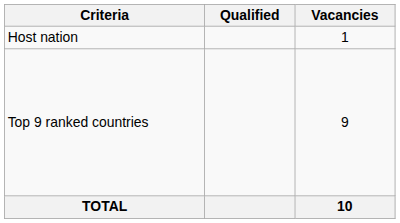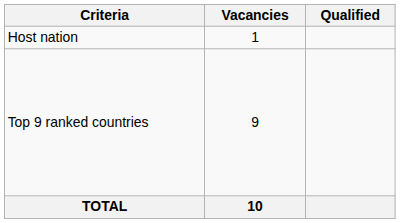columns swapped: (345, 15) <-> (250, 15)
